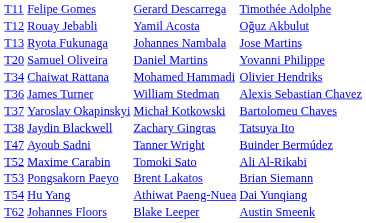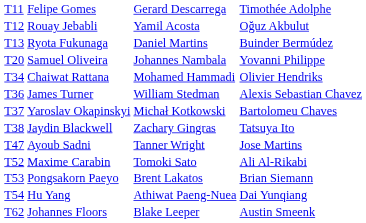(180, 43) Johannes Nambala -> (171, 43) Daniel Martins
(271, 43) Jose Martins -> (286, 43) Buinder Bermúdez
(171, 60) Daniel Martins -> (180, 60) Johannes Nambala
(286, 144) Buinder Bermúdez -> (271, 144) Jose Martins
